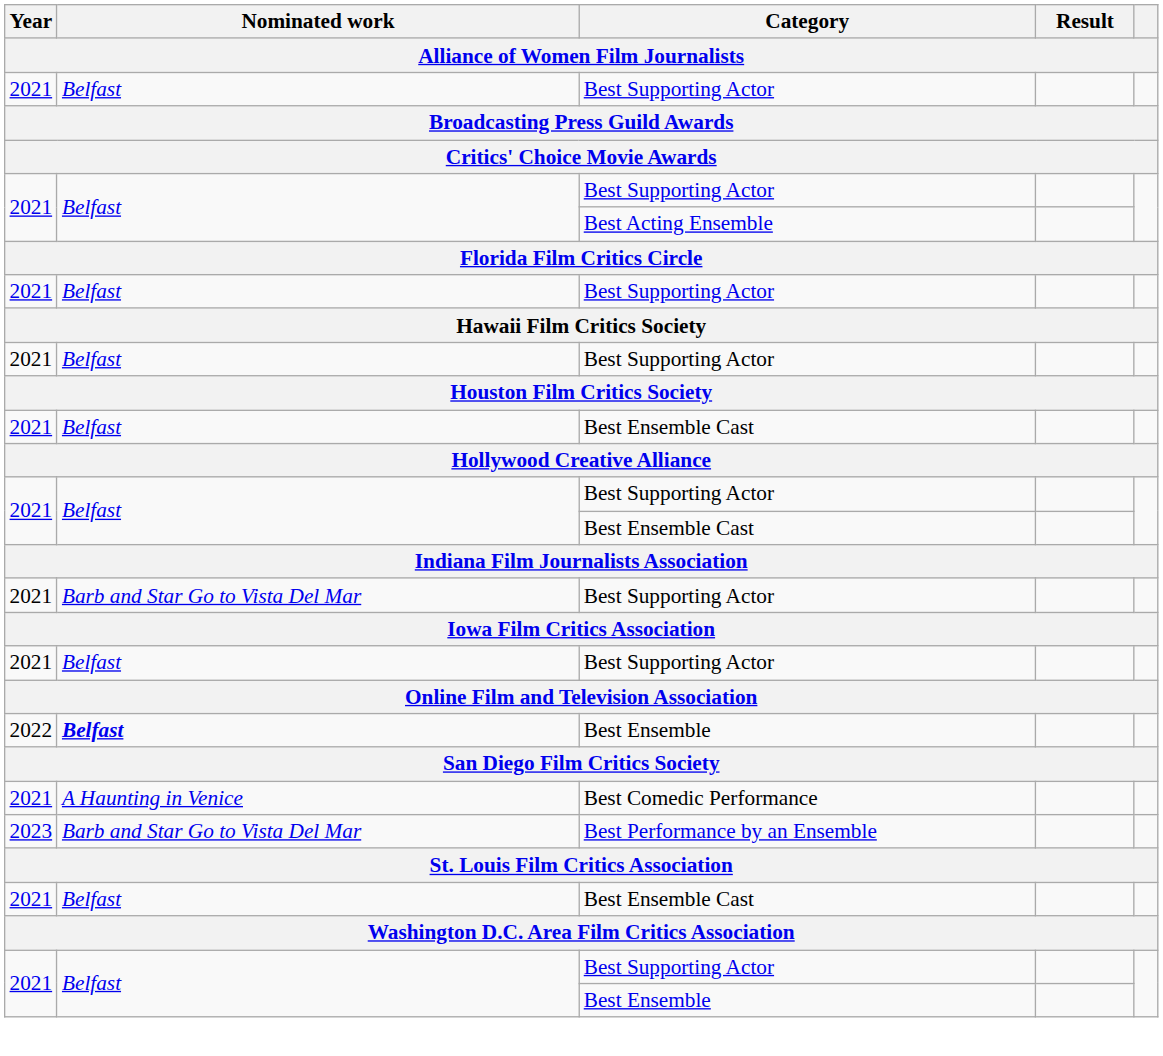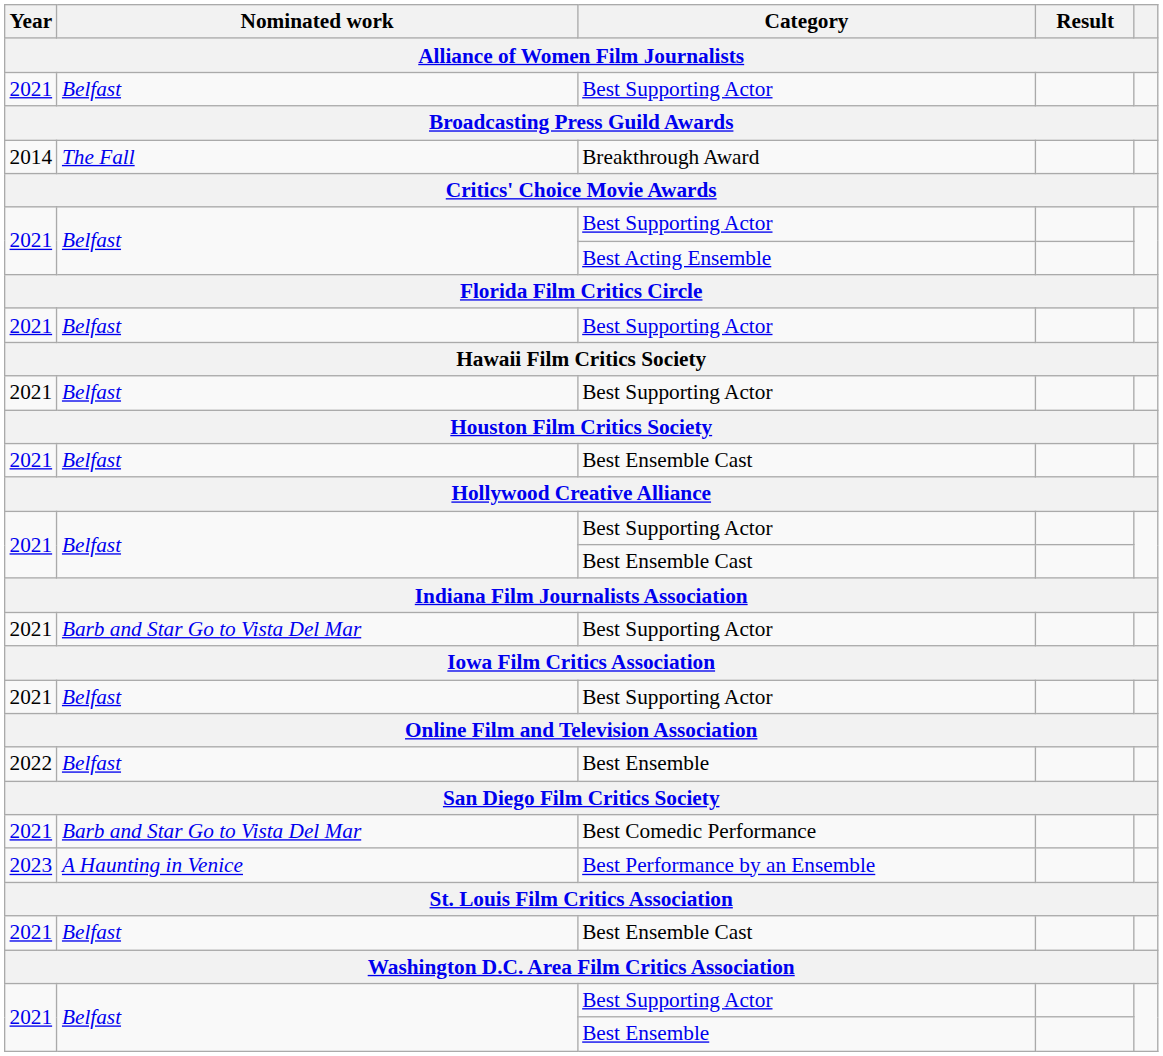+ row: (31, 156)
(93, 730) bold -> (91, 763) normal
(152, 797) A Haunting in Venice -> (212, 831) Barb and Star Go to Vista Del Mar
(212, 831) Barb and Star Go to Vista Del Mar -> (152, 865) A Haunting in Venice
